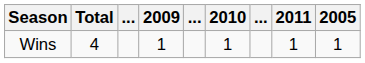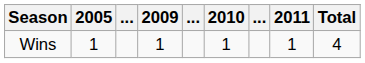columns swapped: (338, 17) <-> (94, 17)
